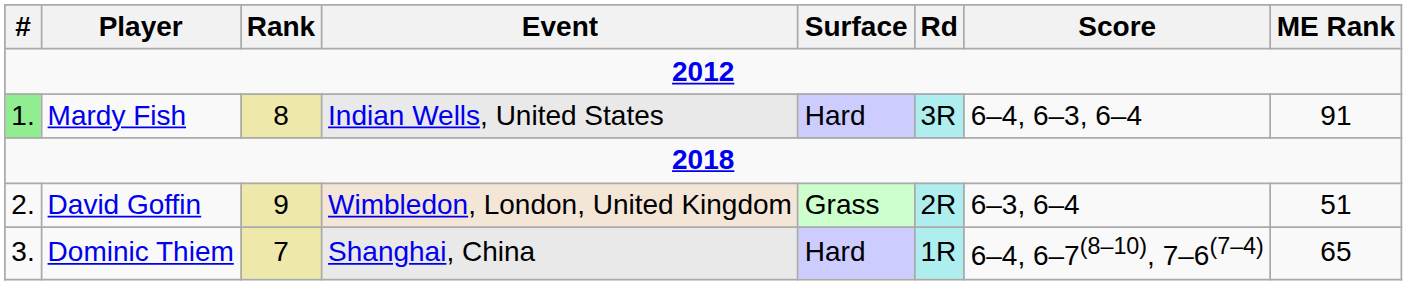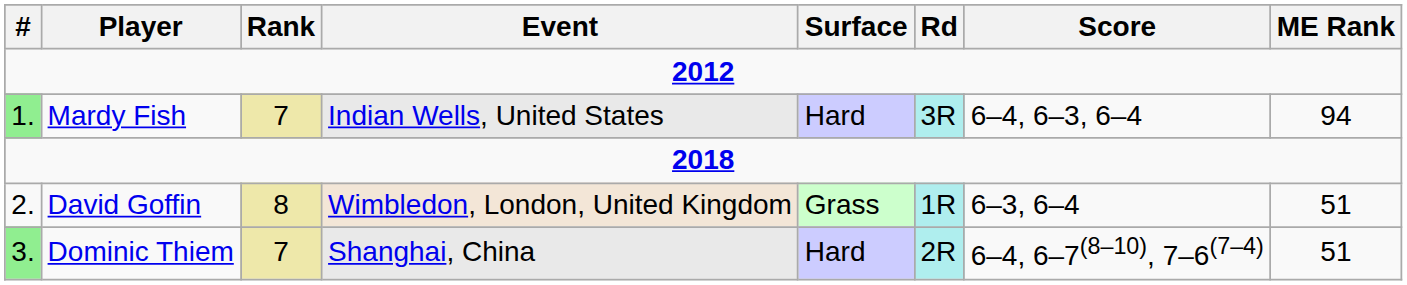(281, 115) 8 -> (281, 115) 7
(1336, 115) 91 -> (1336, 115) 94
(281, 204) 9 -> (281, 204) 8
(938, 204) 2R -> (938, 204) 1R
(23, 252) no background -> (23, 252) lightgreen background
(938, 252) 1R -> (938, 252) 2R
(1336, 252) 65 -> (1336, 252) 51
